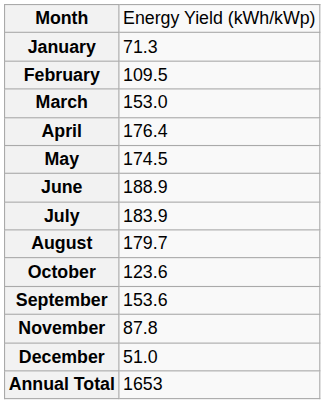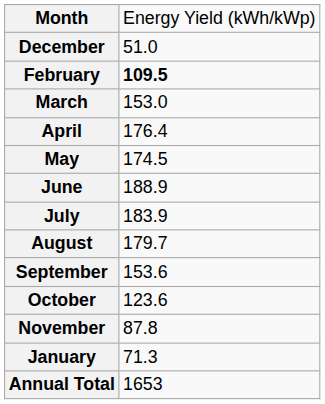rows swapped: (62, 46) <-> (62, 356)
(145, 74) normal -> (145, 74) bold
rows swapped: (62, 300) <-> (62, 272)
